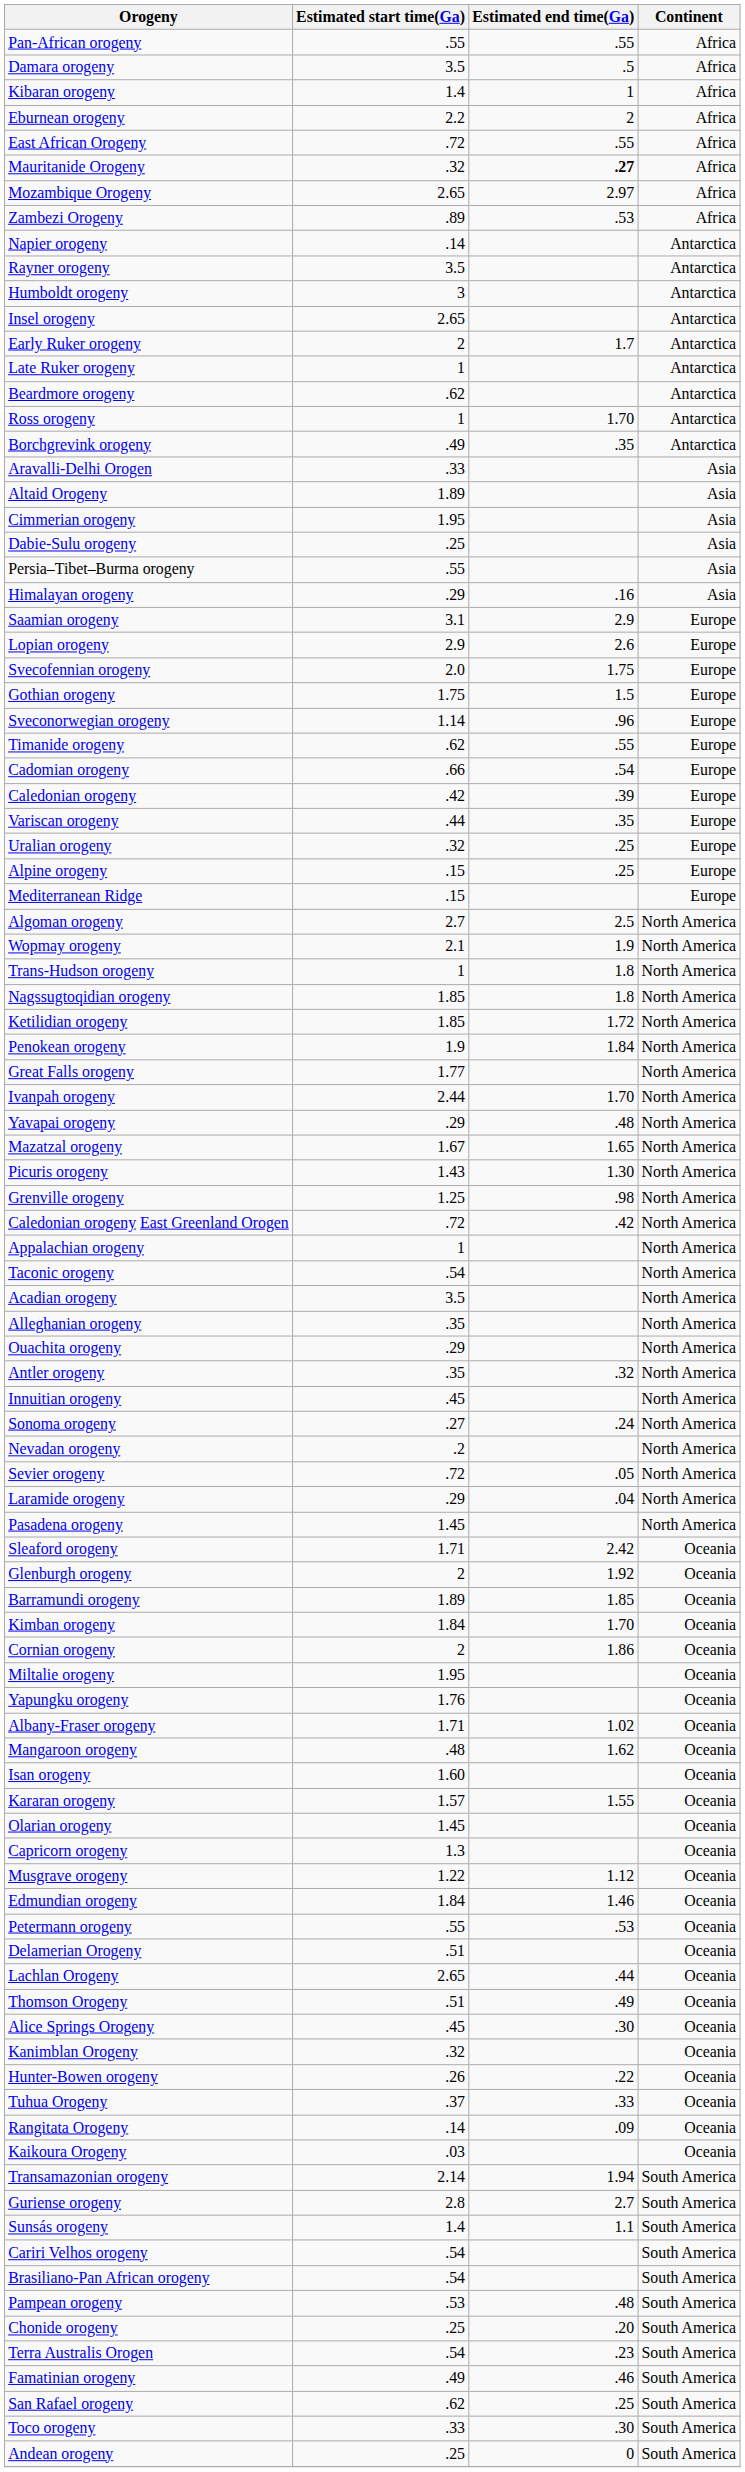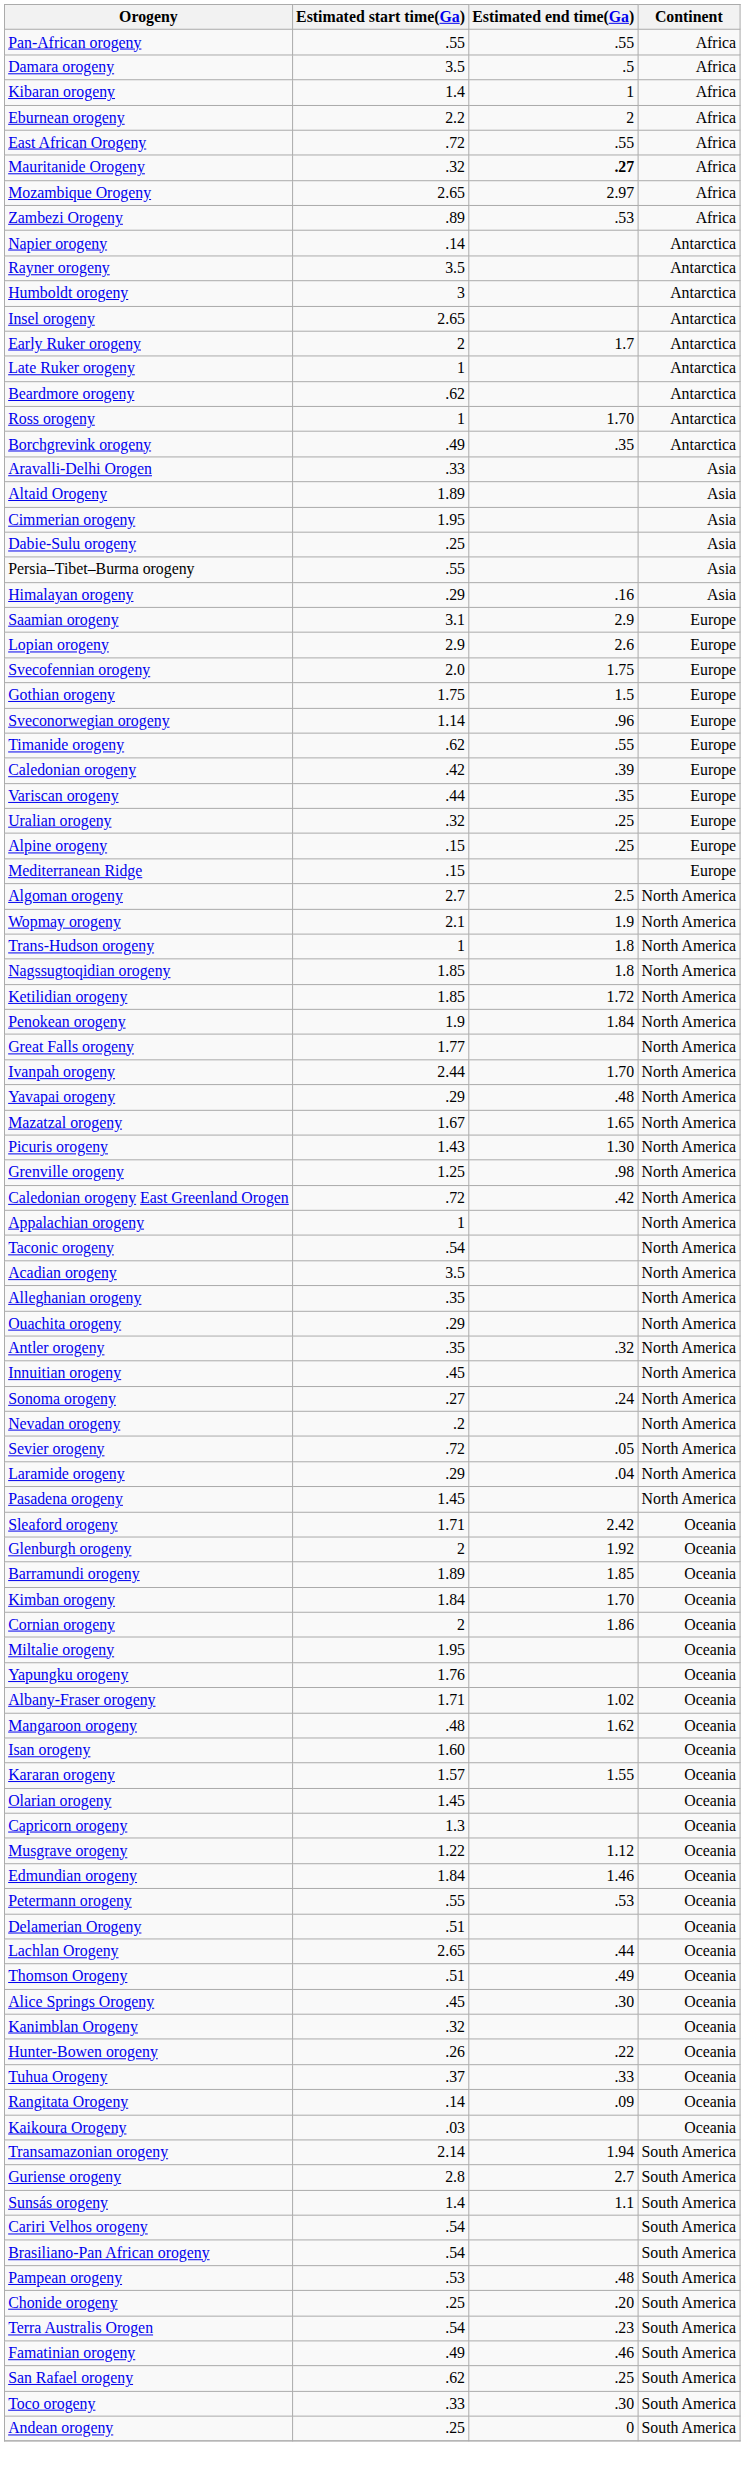- row: (69, 770)
